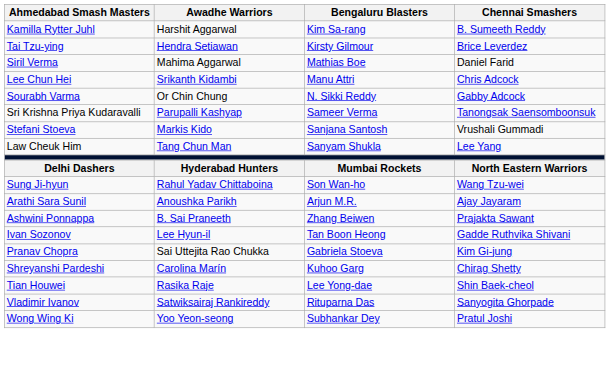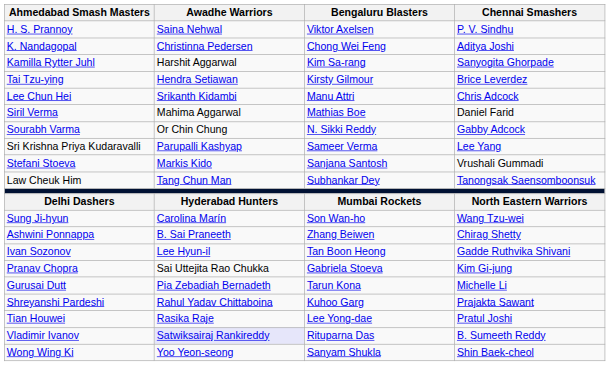+ row: (40, 29)
+ row: (42, 46)
(501, 29) B. Sumeeth Reddy -> (505, 63) Sanyogita Ghorpade
rows swapped: (39, 79) <-> (32, 63)
(526, 113) Tanongsak Saensomboonsuk -> (479, 146) Lee Yang
(344, 146) Sanyam Shukla -> (343, 180) Subhankar Dey
(479, 146) Lee Yang -> (526, 180) Tanongsak Saensomboonsuk
(215, 185) Rahul Yadav Chittaboina -> (191, 218) Carolina Marín
- row: (46, 201)
(495, 218) Prajakta Sawant -> (489, 235) Chirag Shetty
+ row: (36, 285)
(191, 268) Carolina Marín -> (215, 302) Rahul Yadav Chittaboina
(489, 268) Chirag Shetty -> (495, 302) Prajakta Sawant
(495, 285) Shin Baek-cheol -> (485, 319) Pratul Joshi
(213, 302) no background -> (213, 335) lavender background
(505, 302) Sanyogita Ghorpade -> (501, 335) B. Sumeeth Reddy
(343, 319) Subhankar Dey -> (344, 352) Sanyam Shukla
(485, 319) Pratul Joshi -> (495, 352) Shin Baek-cheol
